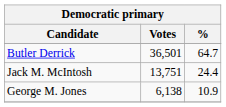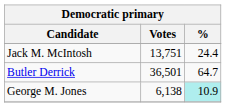rows swapped: (41, 53) <-> (49, 72)
(208, 92) no background -> (208, 92) paleturquoise background
